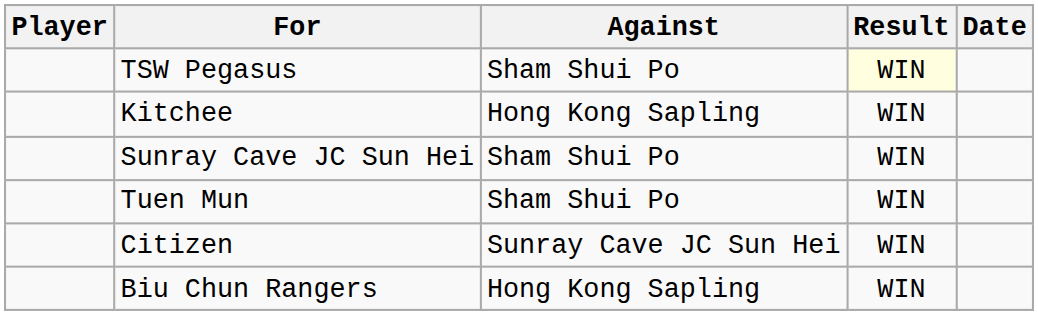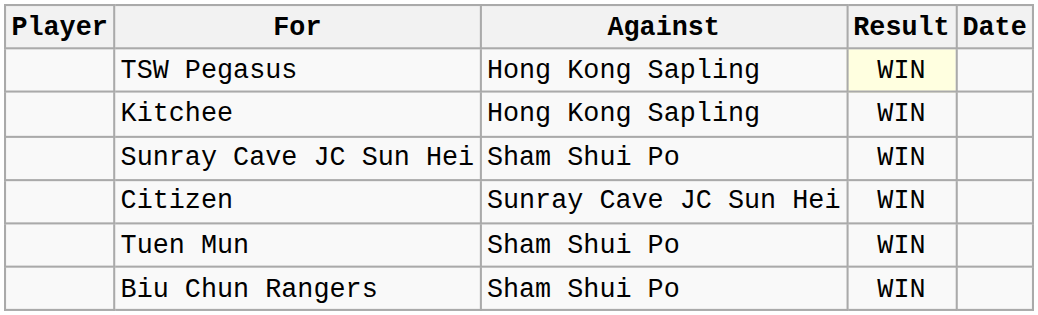(583, 70) Sham Shui Po -> (624, 70) Hong Kong Sapling
rows swapped: (185, 201) <-> (177, 245)
(624, 289) Hong Kong Sapling -> (583, 289) Sham Shui Po
